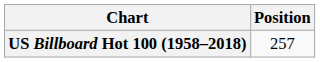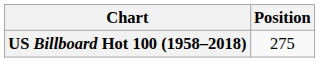(282, 43) 257 -> (282, 43) 275
